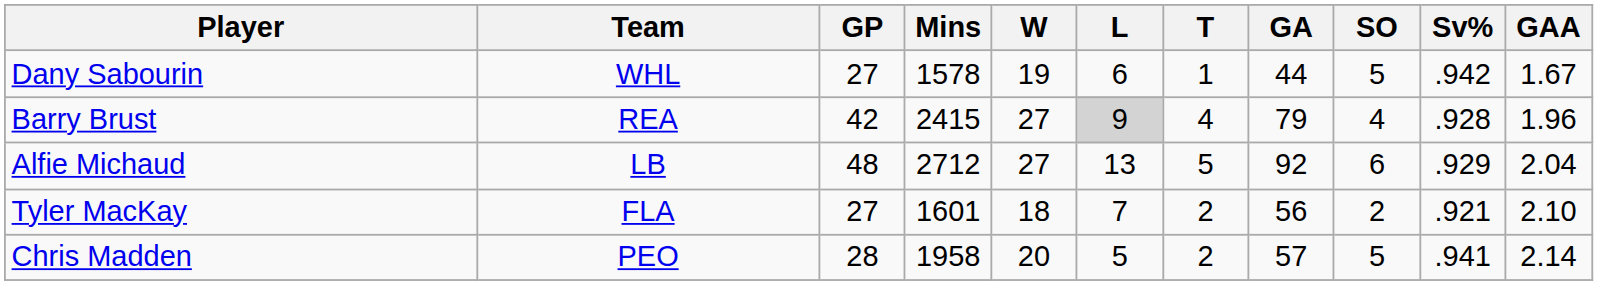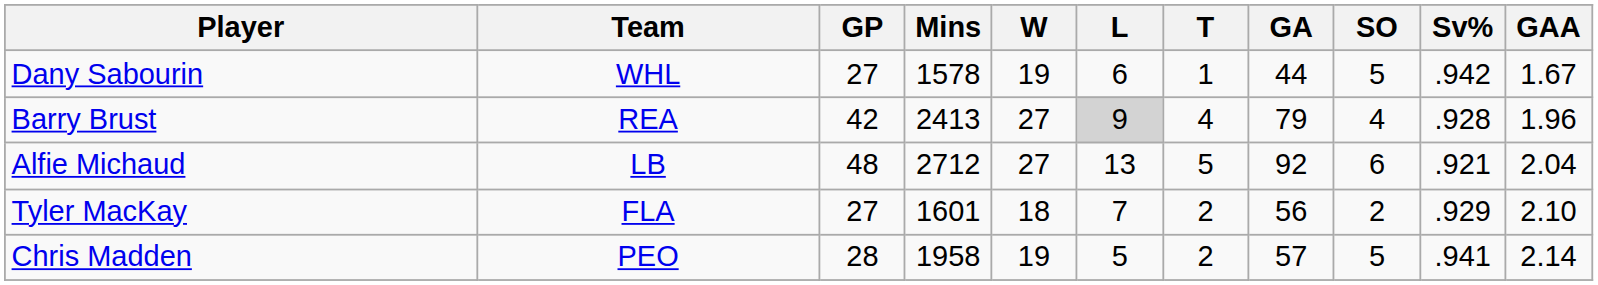(948, 119) 2415 -> (948, 119) 2413
(1463, 165) .929 -> (1463, 165) .921
(1463, 211) .921 -> (1463, 211) .929
(1034, 257) 20 -> (1034, 257) 19
